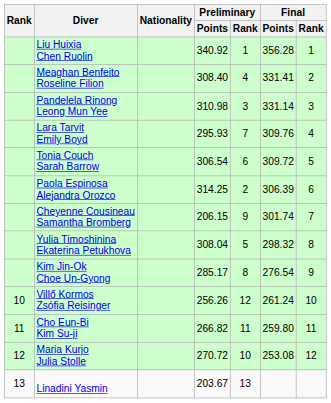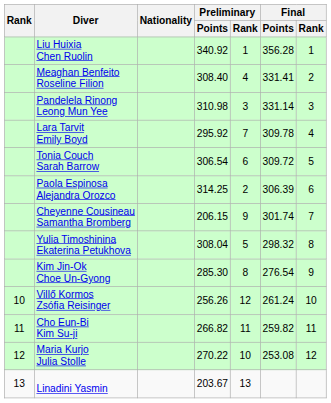(212, 134) 295.93 -> (212, 134) 295.92
(278, 134) 309.76 -> (278, 134) 309.78
(212, 272) 285.17 -> (212, 272) 285.30
(278, 328) 259.80 -> (278, 328) 259.82
(212, 356) 270.72 -> (212, 356) 270.22
